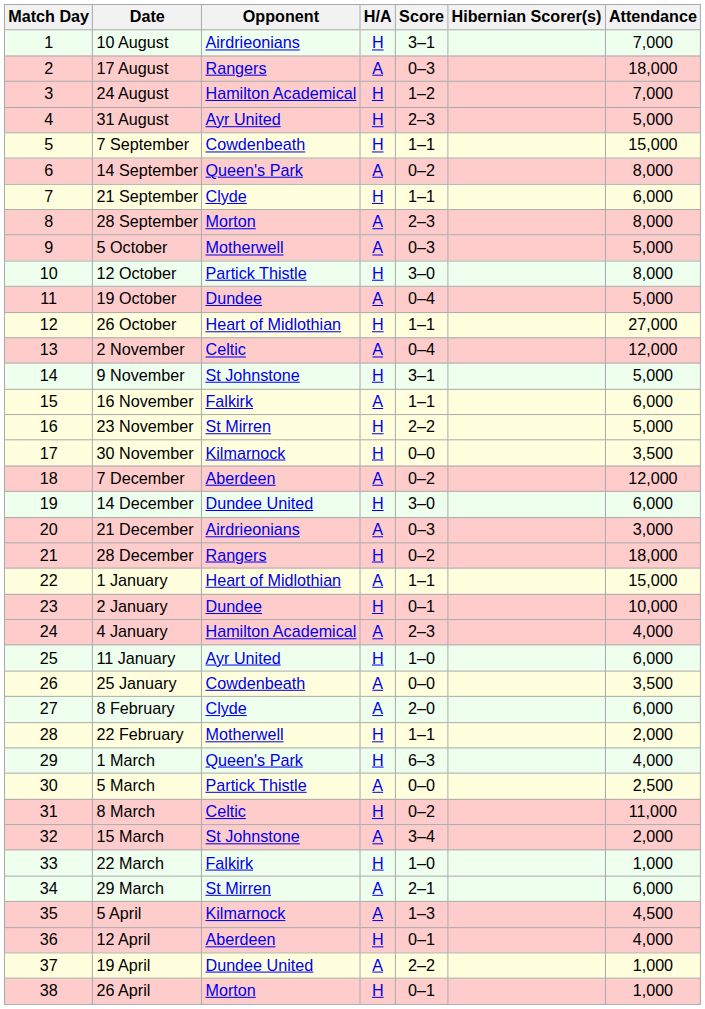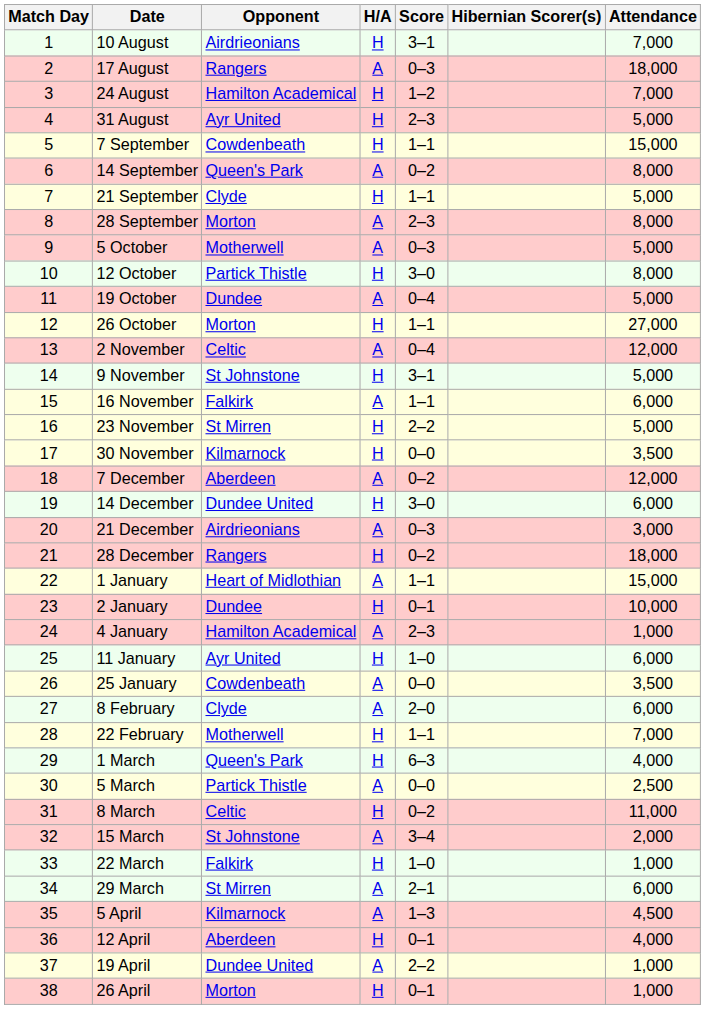(653, 196) 6,000 -> (653, 196) 5,000
(273, 324) Heart of Midlothian -> (231, 324) Morton
(653, 632) 4,000 -> (653, 632) 1,000
(653, 734) 2,000 -> (653, 734) 7,000
